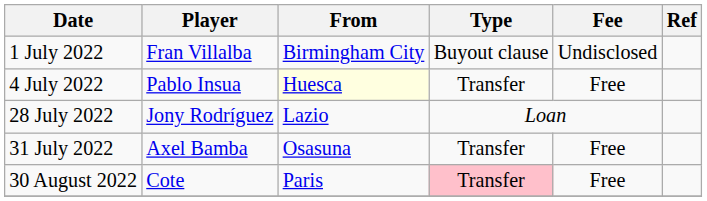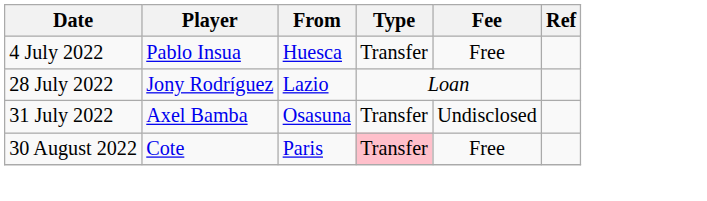- row: (56, 52)
(312, 84) lightyellow background -> (312, 52) no background
(608, 148) Free -> (487, 116) Undisclosed
